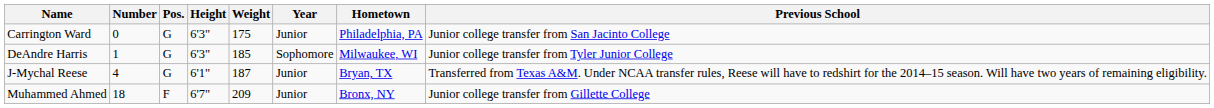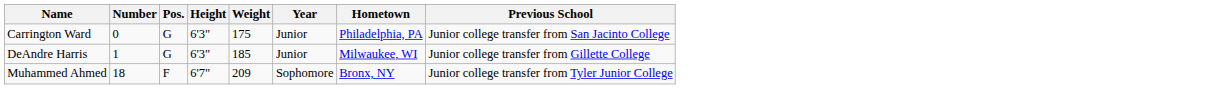(305, 53) Sophomore -> (292, 53) Junior
(551, 53) Junior college transfer from Tyler Junior College -> (539, 53) Junior college transfer from Gillette College
- row: (47, 73)
(292, 93) Junior -> (305, 73) Sophomore
(539, 93) Junior college transfer from Gillette College -> (551, 73) Junior college transfer from Tyler Junior College
